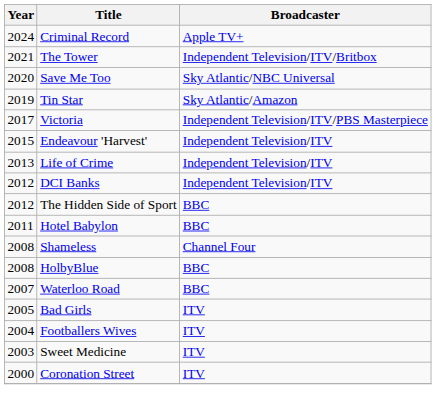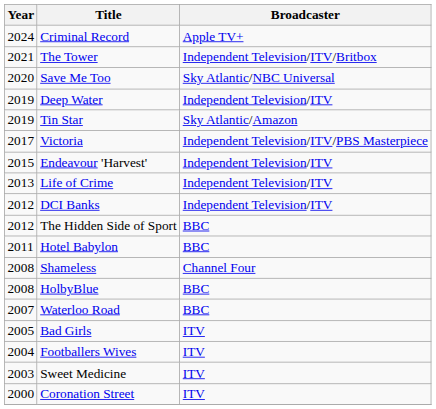+ row: (71, 99)
